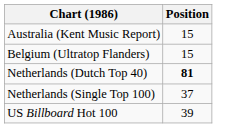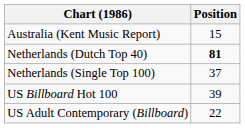- row: (78, 53)
+ row: (98, 113)
